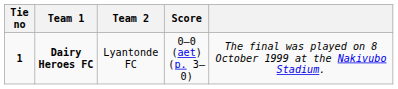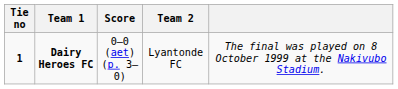columns swapped: (187, 19) <-> (131, 19)
